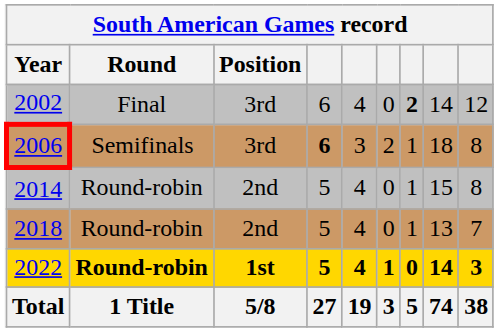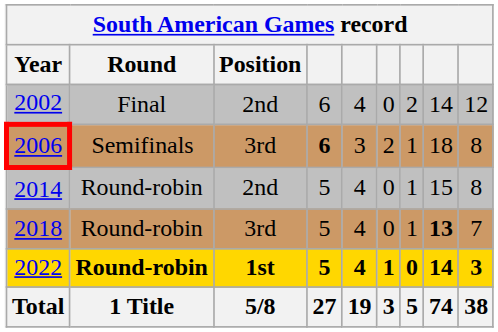(260, 104) 3rd -> (260, 104) 2nd
(412, 104) bold -> (412, 104) normal
(260, 228) 2nd -> (260, 228) 3rd
(441, 228) normal -> (441, 228) bold
